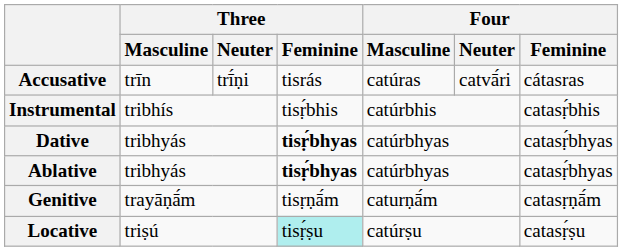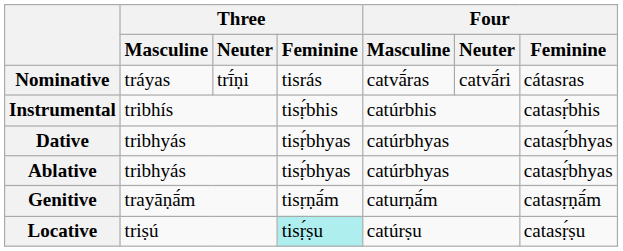+ row: (62, 79)
- row: (62, 79)
(319, 140) bold -> (316, 140) normal
(319, 170) bold -> (316, 170) normal
